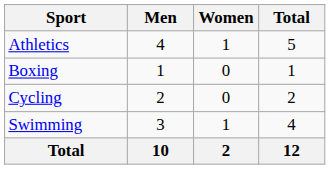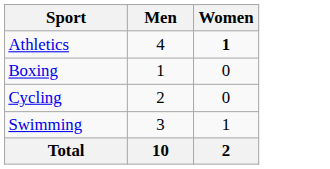- column: (291, 17)
(226, 44) normal -> (226, 44) bold
